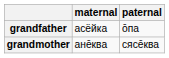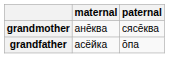rows swapped: (38, 45) <-> (38, 28)
